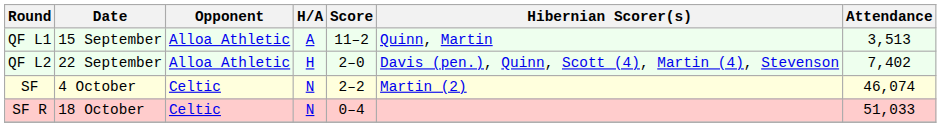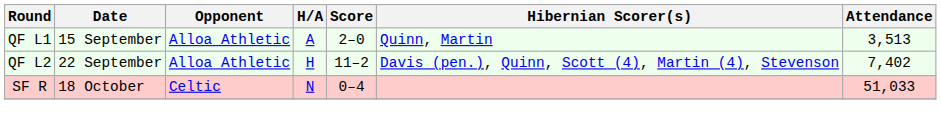(352, 40) 11–2 -> (352, 40) 2–0
(352, 63) 2–0 -> (352, 63) 11–2
- row: (30, 87)
